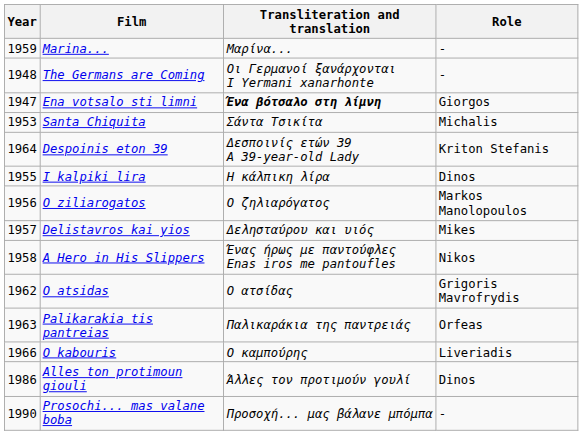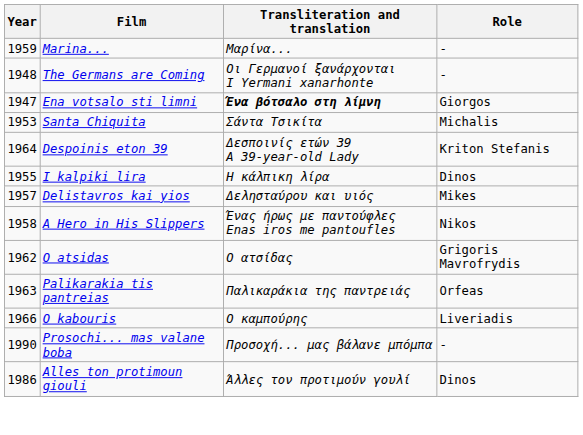- row: (94, 203)
rows swapped: (113, 379) <-> (124, 413)
